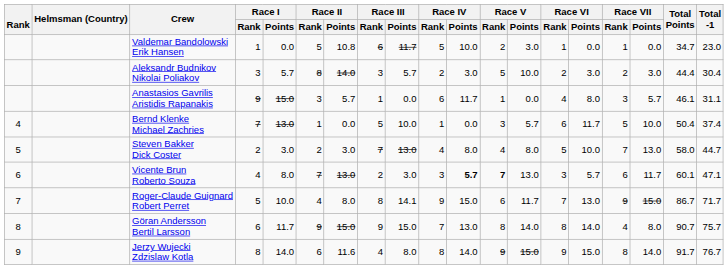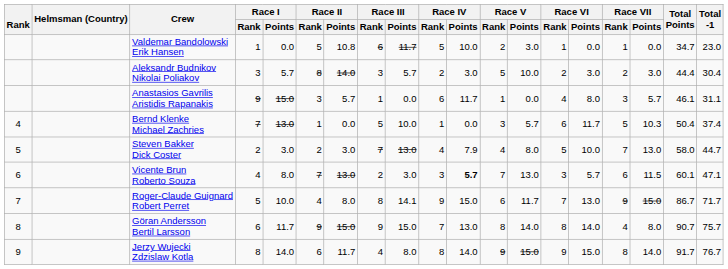(652, 124) 10.0 -> (652, 124) 10.3
(471, 150) 8.0 -> (471, 150) 7.9
(503, 175) bold -> (503, 175) normal
(652, 175) 11.7 -> (652, 175) 11.5
(346, 252) 11.6 -> (346, 252) 11.7
